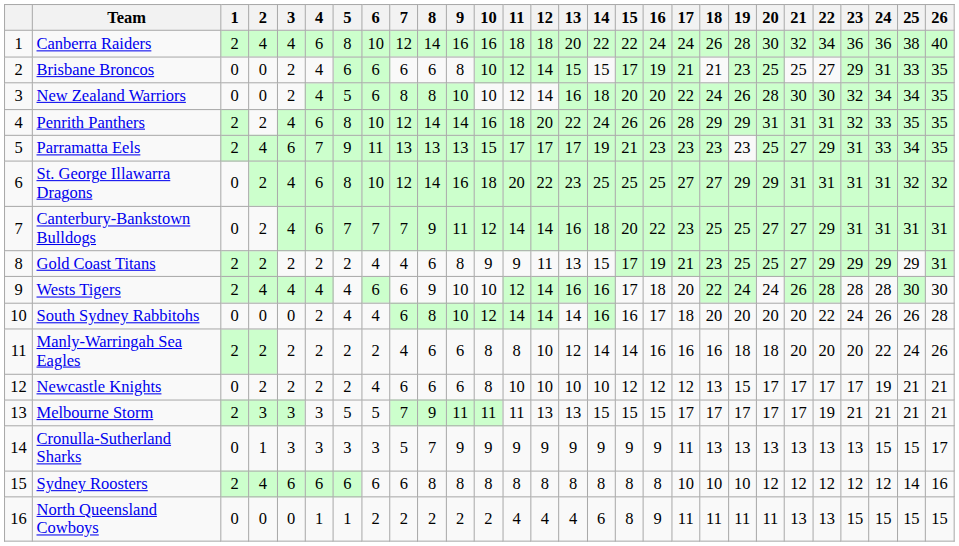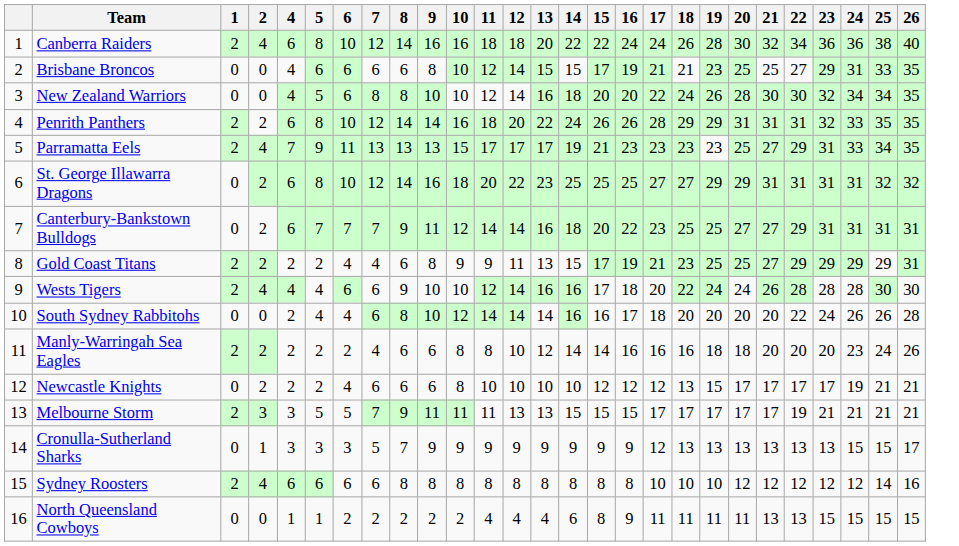- column: (291, 17)
(883, 351) 22 -> (855, 351) 23
(686, 448) 11 -> (658, 448) 12
